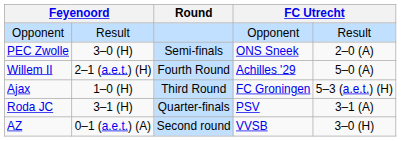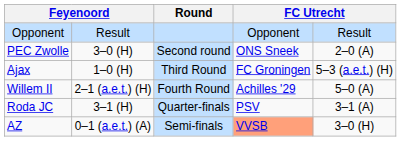(194, 51) Semi-finals -> (194, 51) Second round
rows swapped: (19, 88) <-> (30, 70)
(194, 126) Second round -> (194, 126) Semi-finals
(252, 126) no background -> (252, 126) lightsalmon background
